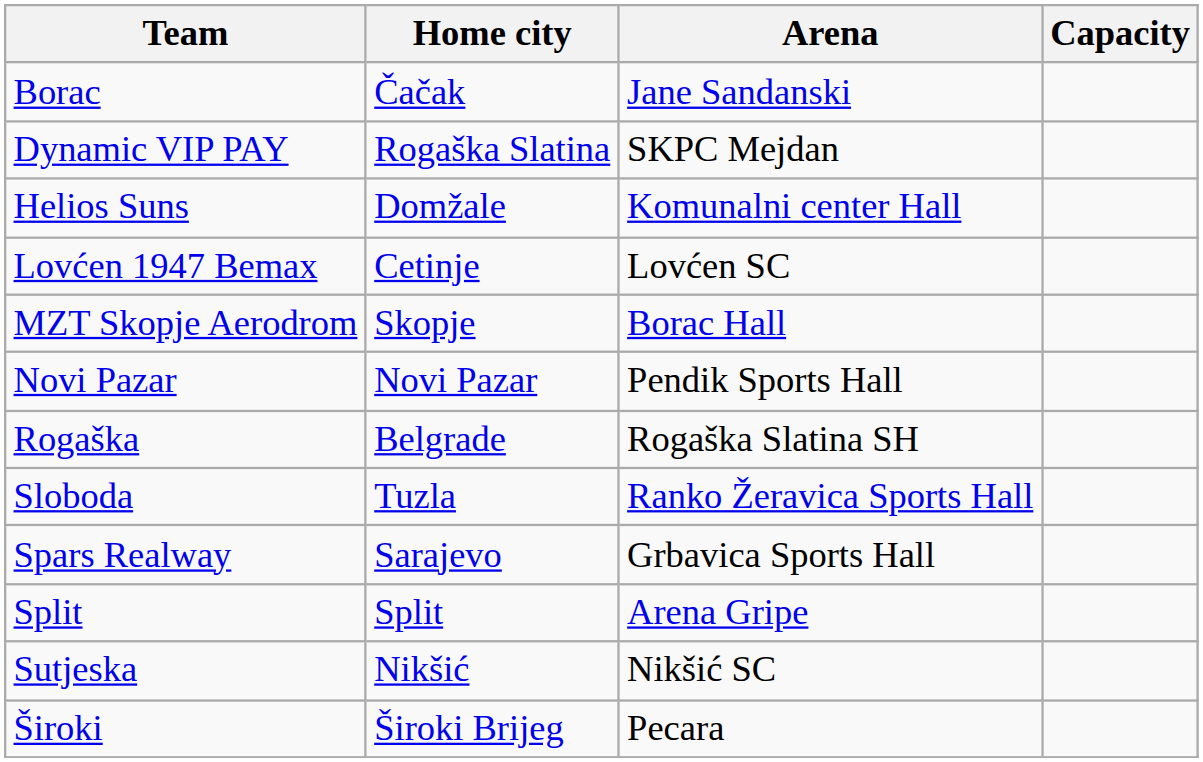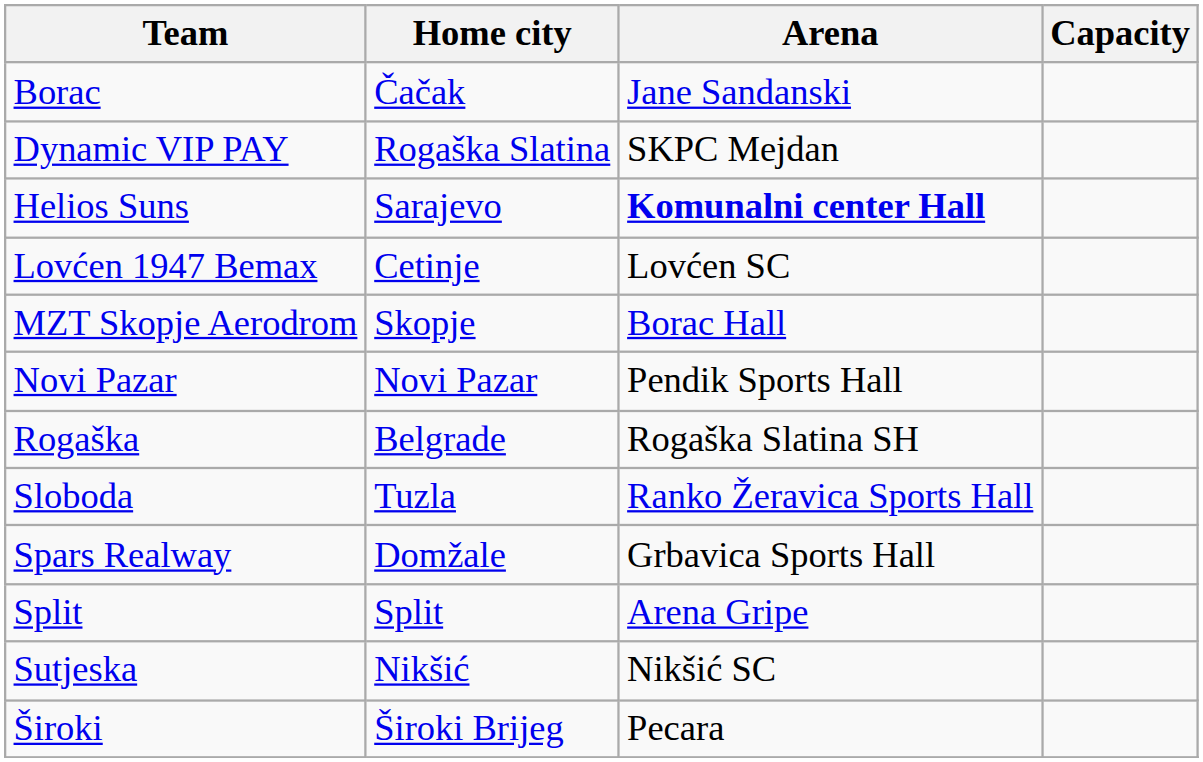(440, 206) Domžale -> (438, 206) Sarajevo
(794, 206) normal -> (806, 206) bold
(438, 554) Sarajevo -> (440, 554) Domžale
